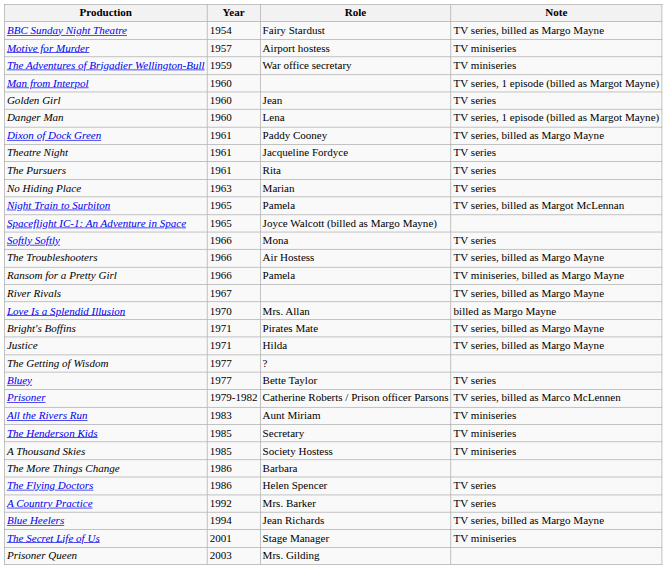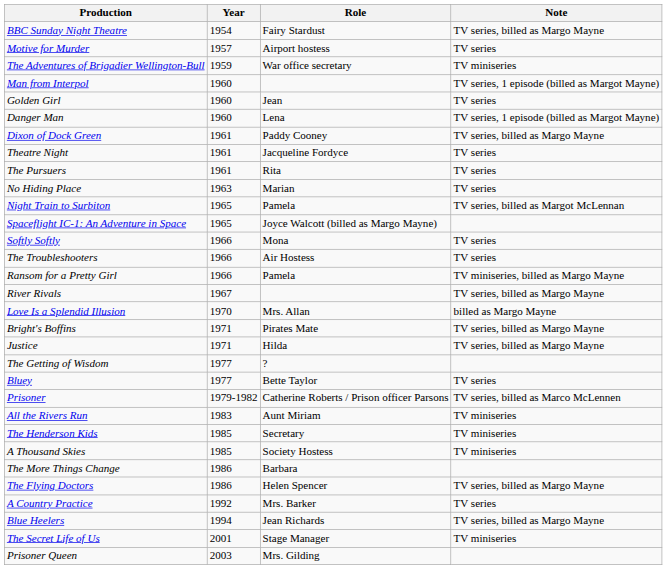(485, 48) TV miniseries -> (475, 48) TV series
(529, 258) TV series, billed as Margo Mayne -> (475, 258) TV series
(475, 485) TV series -> (529, 485) TV series, billed as Margo Mayne
